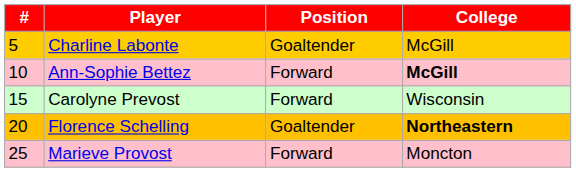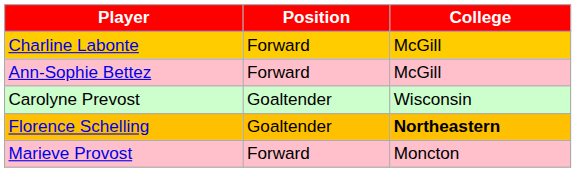- column: (24, 18)
(312, 45) Goaltender -> (278, 45) Forward
(432, 72) bold -> (417, 72) normal
(301, 99) Forward -> (289, 99) Goaltender
